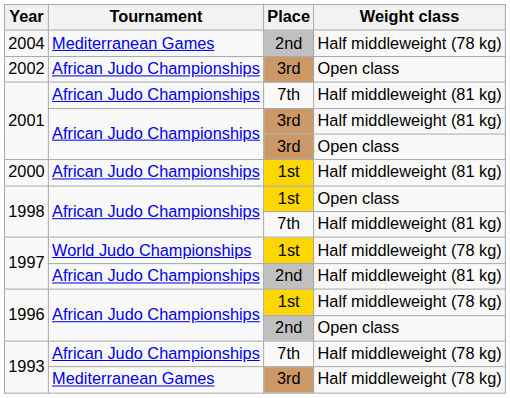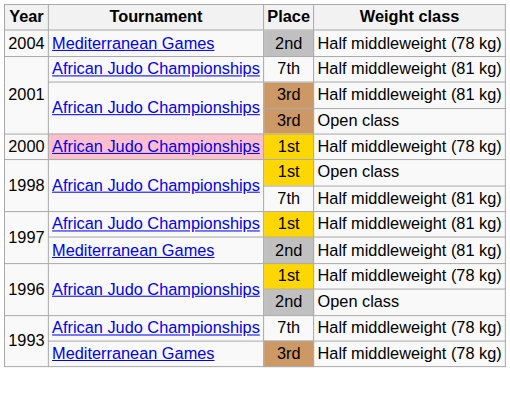- row: (26, 69)
(156, 172) no background -> (156, 146) pink background
(410, 172) Half middleweight (81 kg) -> (410, 146) Half middleweight (78 kg)
(152, 250) World Judo Championships -> (156, 224) African Judo Championships
(410, 250) Half middleweight (78 kg) -> (410, 224) Half middleweight (81 kg)
(156, 276) African Judo Championships -> (133, 250) Mediterranean Games
